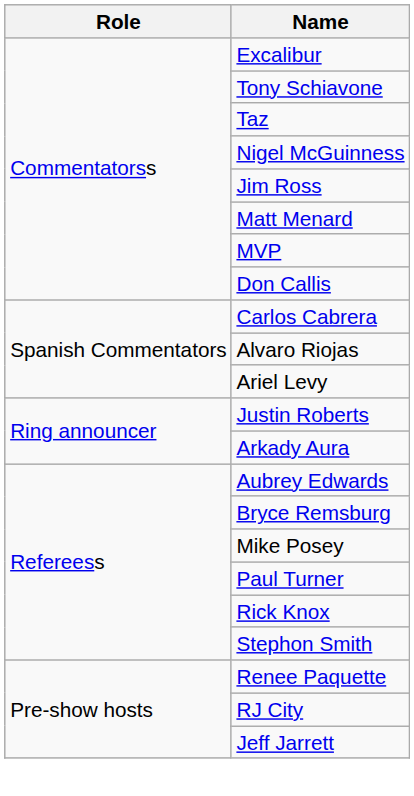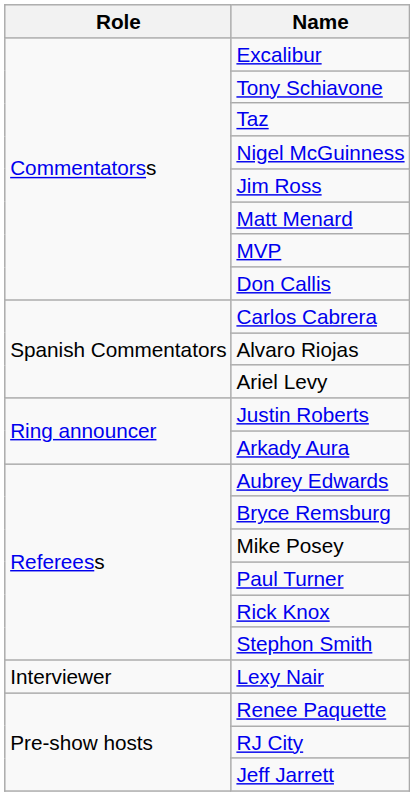+ row: (280, 677)
